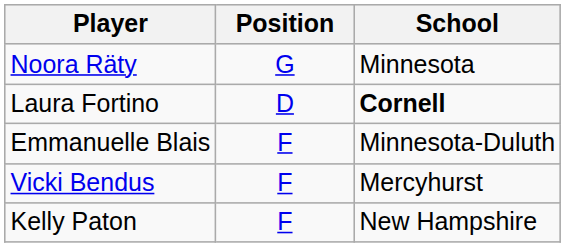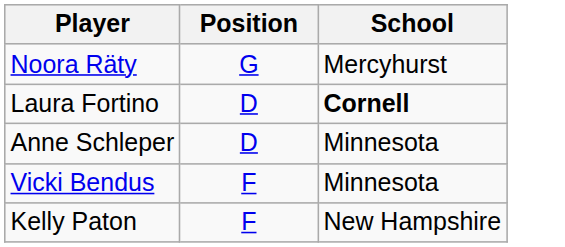(417, 63) Minnesota -> (385, 63) Mercyhurst
+ row: (92, 143)
- row: (110, 143)
(421, 182) Mercyhurst -> (381, 182) Minnesota
